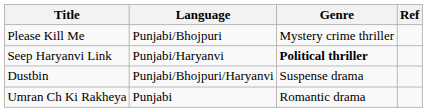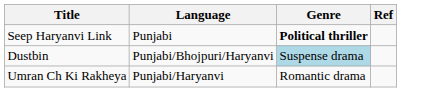- row: (46, 35)
(178, 55) Punjabi/Haryanvi -> (152, 35) Punjabi
(322, 76) no background -> (322, 55) lightblue background
(152, 96) Punjabi -> (178, 76) Punjabi/Haryanvi
